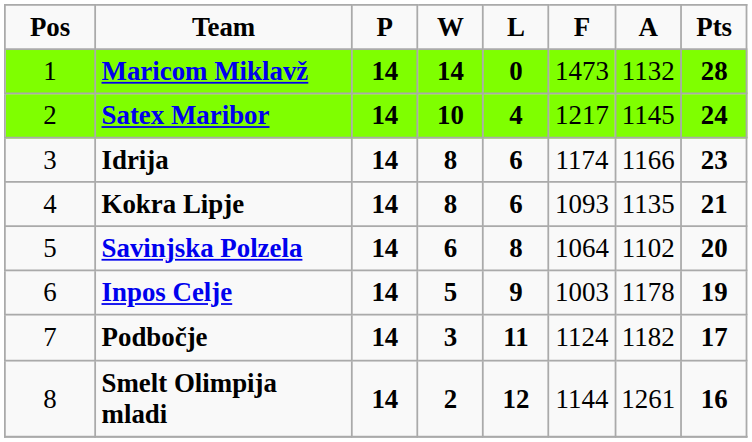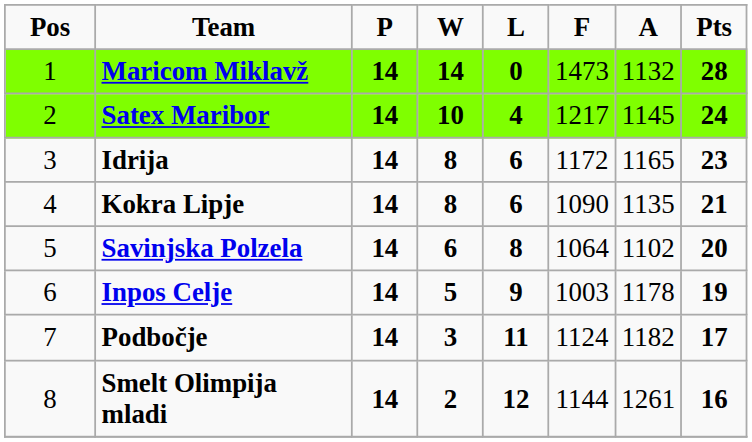(582, 159) 1174 -> (582, 159) 1172
(648, 159) 1166 -> (648, 159) 1165
(582, 204) 1093 -> (582, 204) 1090
